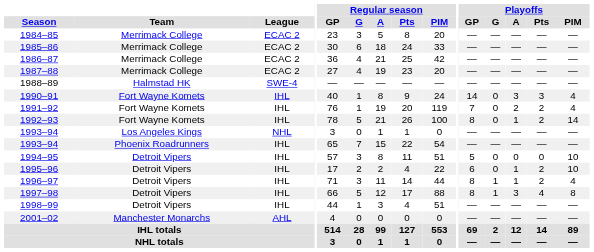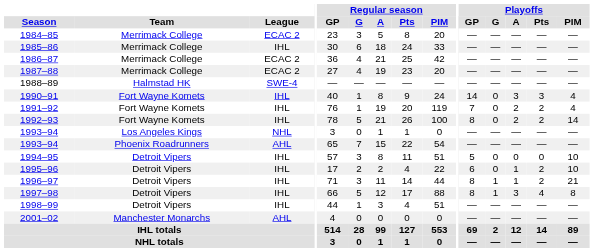(282, 46) ECAC 2 -> (282, 46) IHL
(516, 120) 1 -> (516, 120) 2
(282, 144) IHL -> (282, 144) AHL
(573, 181) 4 -> (573, 181) 21
